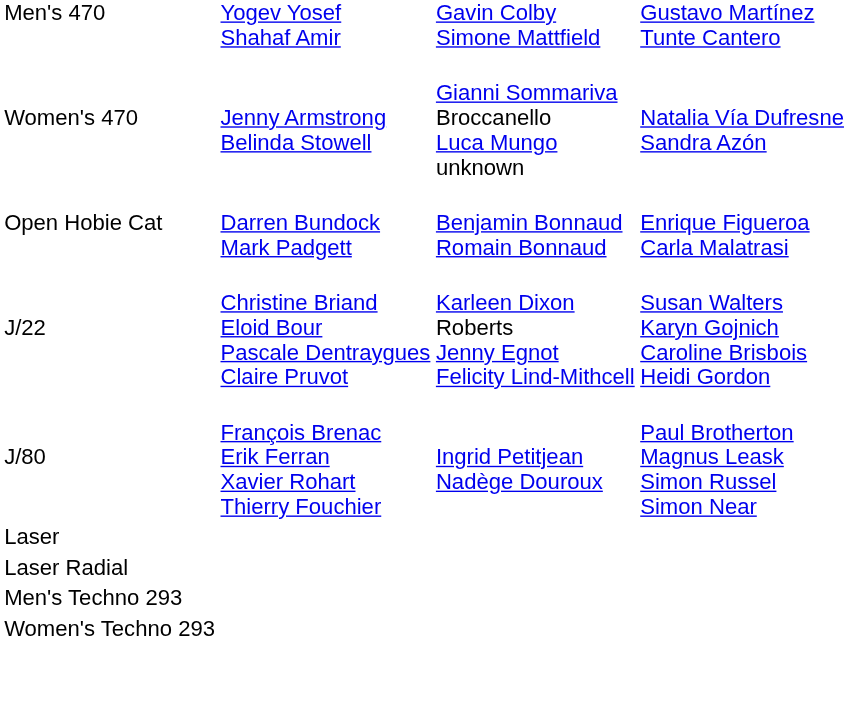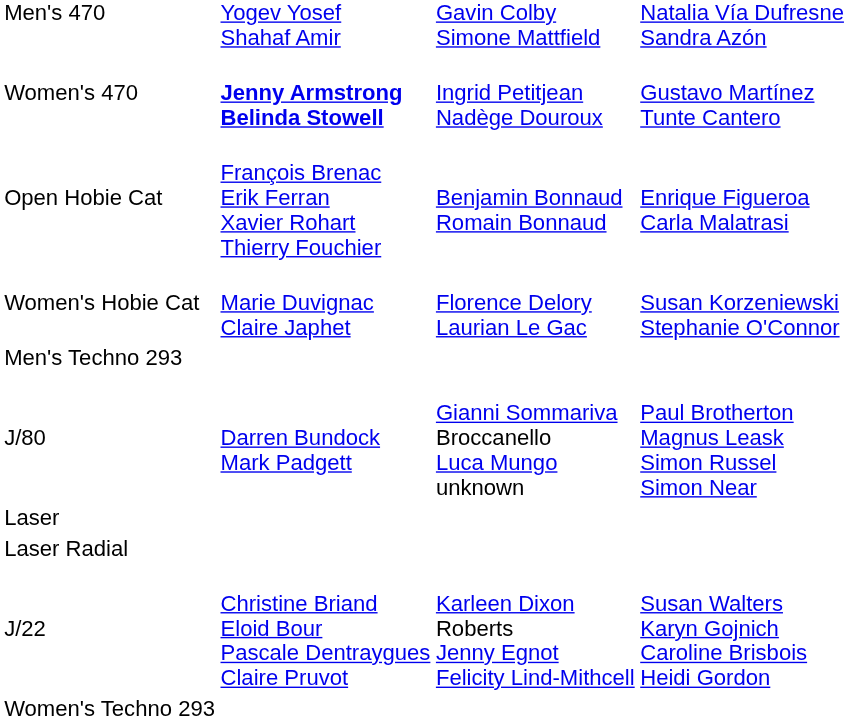(727, 25) Gustavo Martínez Tunte Cantero -> (742, 25) Natalia Vía Dufresne Sandra Azón
(303, 130) normal -> (311, 105) bold
(527, 130) Gianni Sommariva Broccanello Luca Mungo unknown -> (519, 105) Ingrid Petitjean Nadège Douroux
(742, 130) Natalia Vía Dufresne Sandra Azón -> (727, 105) Gustavo Martínez Tunte Cantero
(300, 235) Darren Bundock Mark Padgett -> (301, 210) François Brenac Erik Ferran Xavier Rohart Thierry Fouchier
+ row: (102, 302)
rows swapped: (25, 327) <-> (93, 598)
(301, 469) François Brenac Erik Ferran Xavier Rohart Thierry Fouchier -> (300, 450) Darren Bundock Mark Padgett
(519, 469) Ingrid Petitjean Nadège Douroux -> (527, 450) Gianni Sommariva Broccanello Luca Mungo unknown
